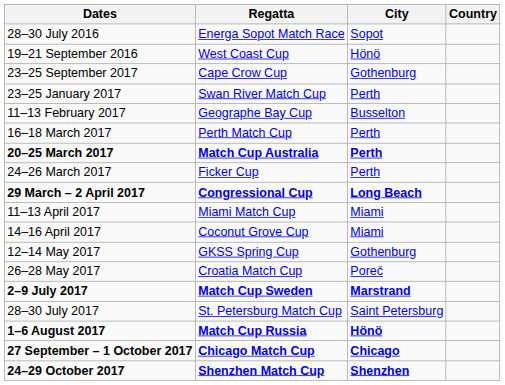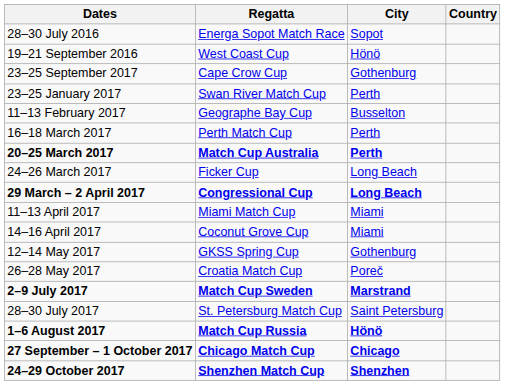(365, 172) Perth -> (384, 172) Long Beach
